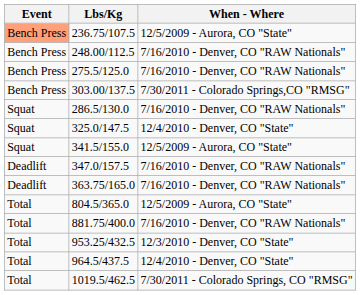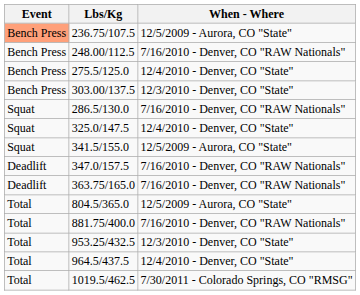(243, 71) 7/16/2010 - Denver, CO "RAW Nationals" -> (217, 71) 12/4/2010 - Denver, CO "State"
(245, 90) 7/30/2011 - Colorado Springs,CO "RMSG" -> (217, 90) 12/3/2010 - Denver, CO "State"
